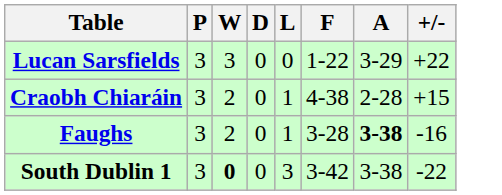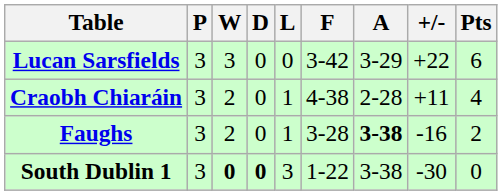+ column: (476, 23)
(327, 60) 1-22 -> (327, 60) 3-42
(431, 97) +15 -> (431, 97) +11
(260, 171) normal -> (260, 171) bold
(327, 171) 3-42 -> (327, 171) 1-22
(431, 171) -22 -> (431, 171) -30
